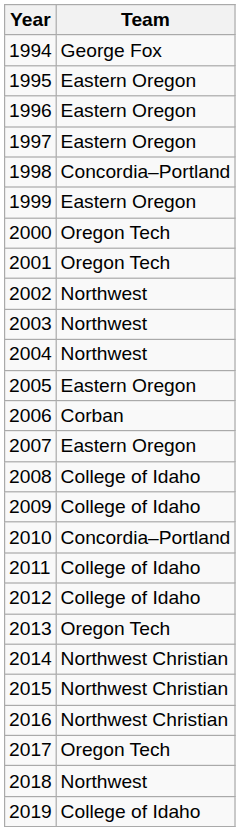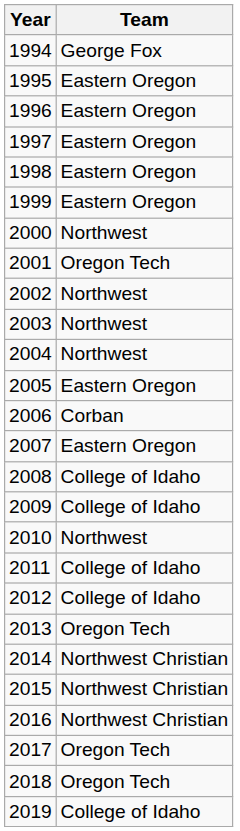(145, 171) Concordia–Portland -> (128, 171) Eastern Oregon
(115, 232) Oregon Tech -> (104, 232) Northwest
(145, 537) Concordia–Portland -> (104, 537) Northwest
(104, 780) Northwest -> (115, 780) Oregon Tech
